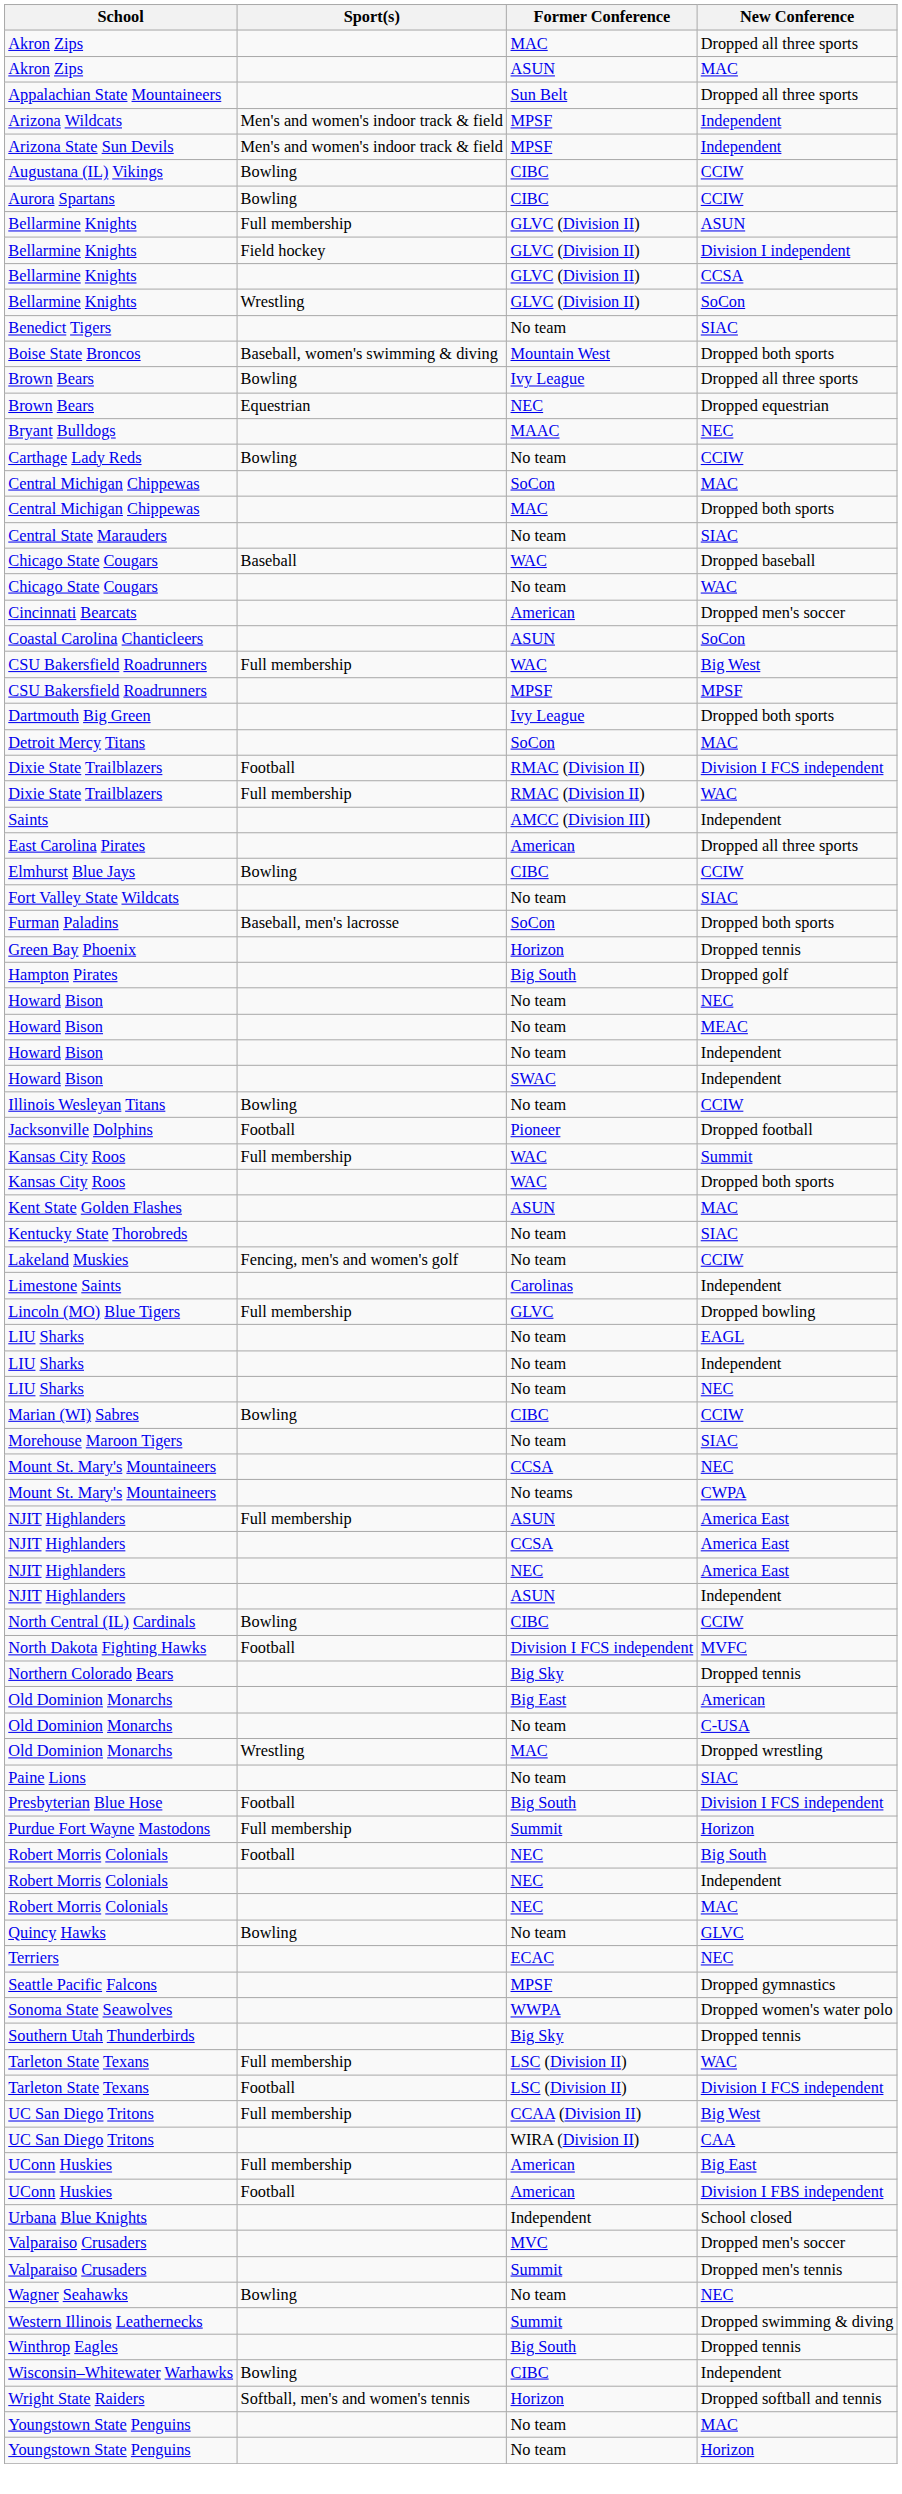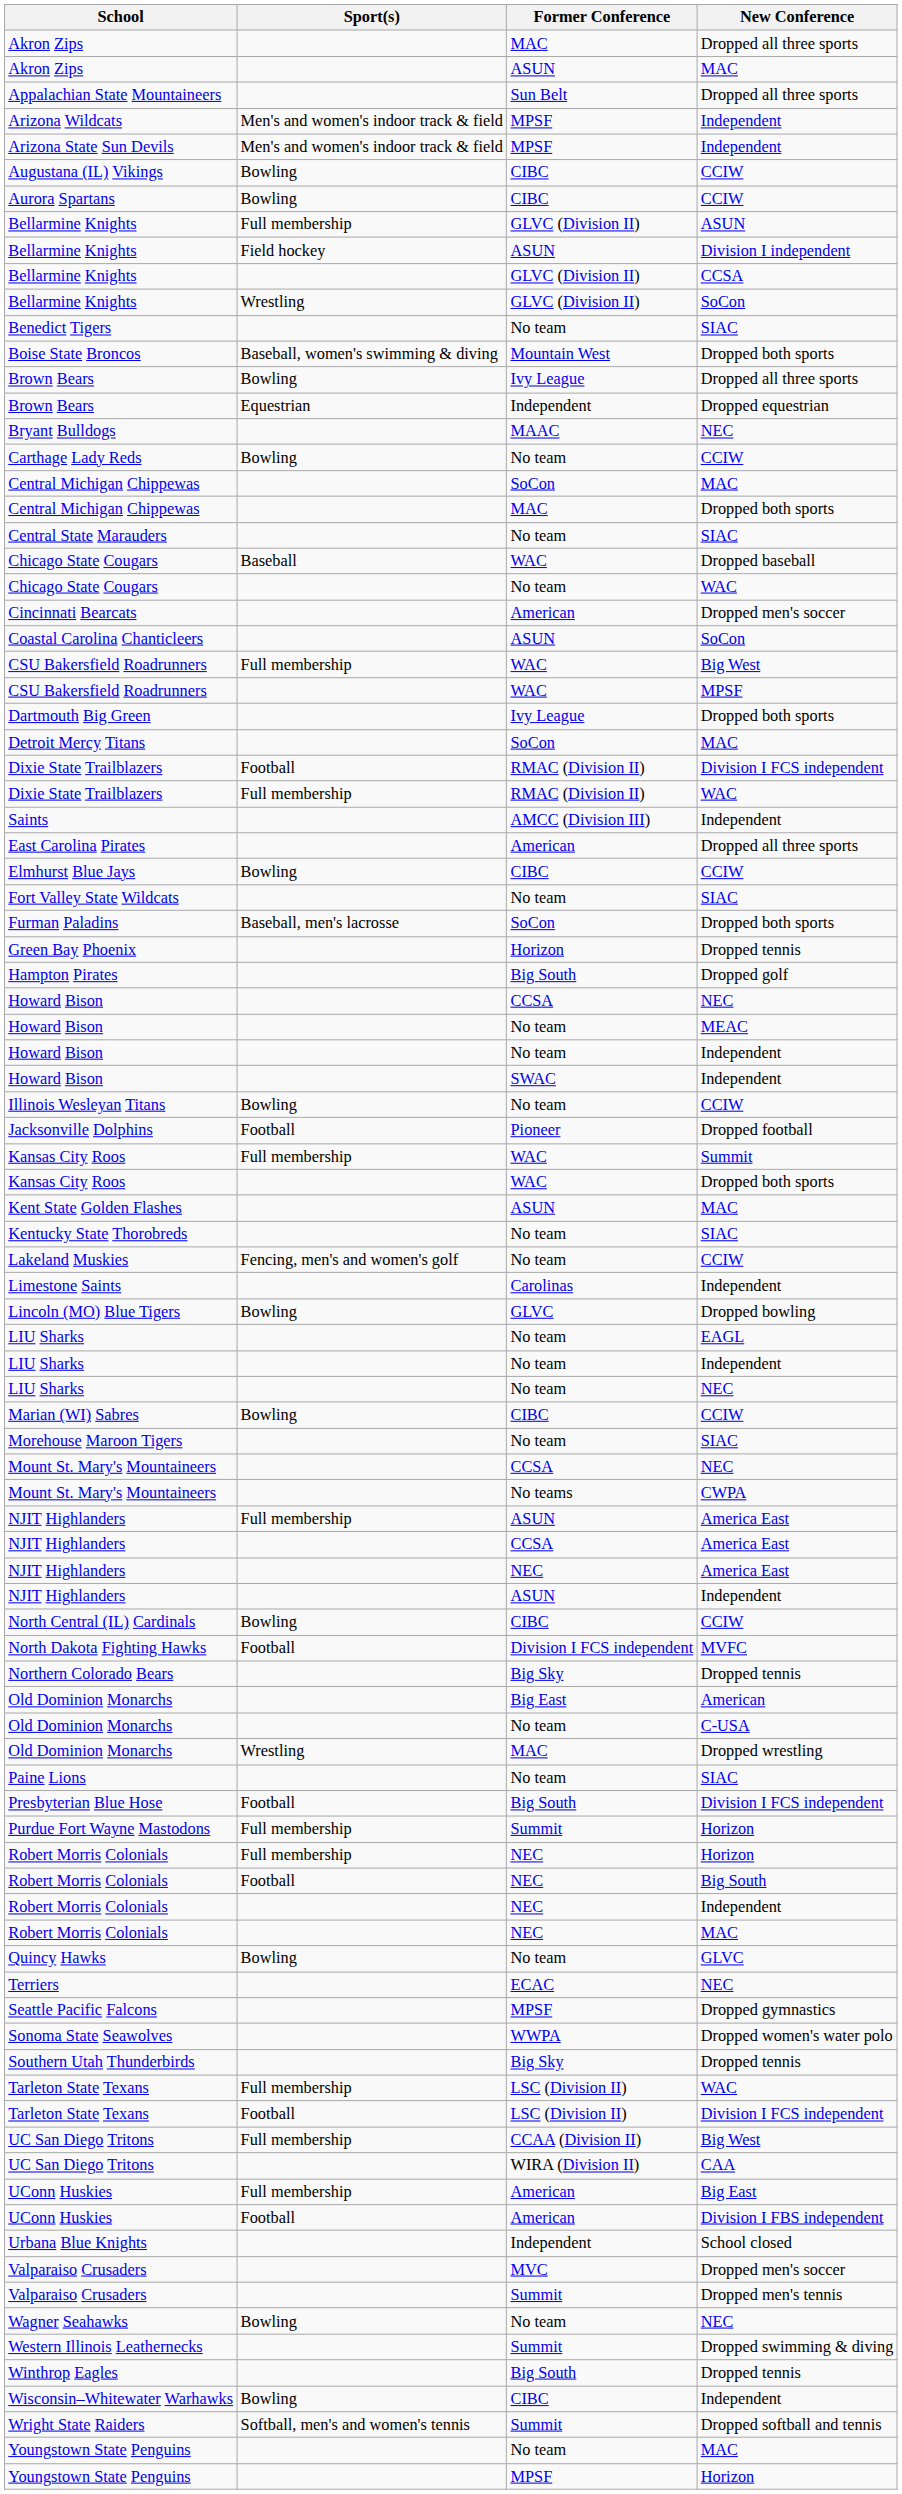(575, 250) GLVC (Division II) -> (533, 250) ASUN
(527, 405) NEC -> (551, 405) Independent
(531, 690) MPSF -> (529, 690) WAC
(538, 1000) No team -> (532, 1000) CCSA
(296, 1311) Full membership -> (269, 1311) Bowling
+ row: (88, 1855)
(537, 2398) Horizon -> (536, 2424) Summit
(538, 2450) No team -> (531, 2476) MPSF
